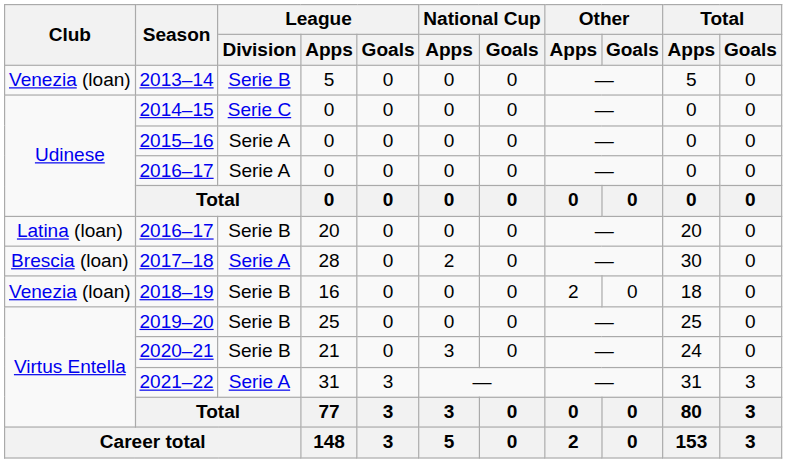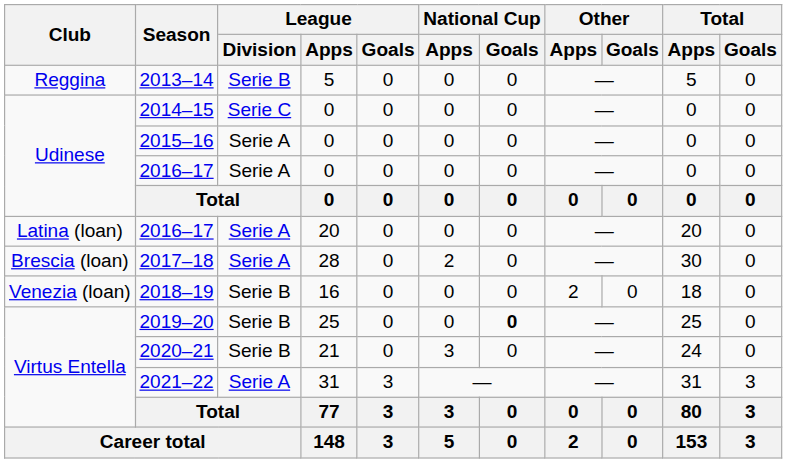(70, 79) Venezia (loan) -> (70, 79) Reggina
(259, 230) Serie B -> (259, 230) Serie A
(512, 321) normal -> (512, 321) bold
